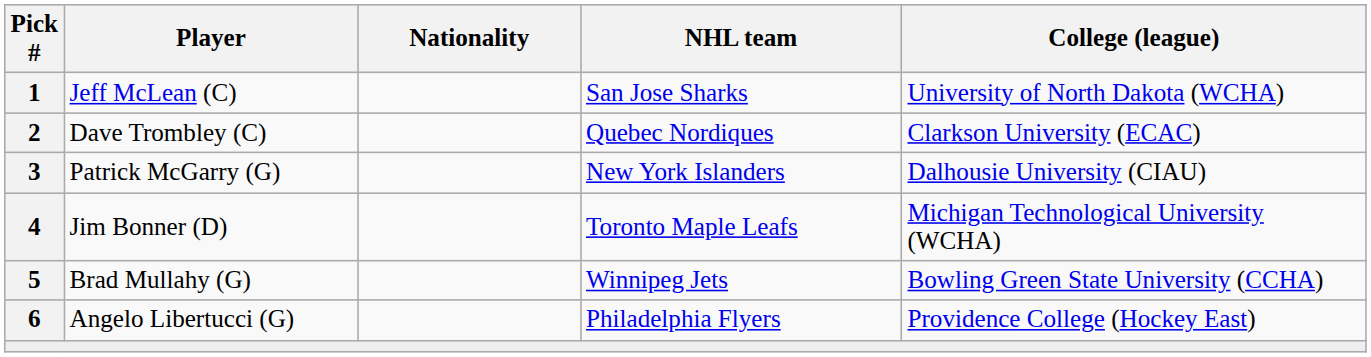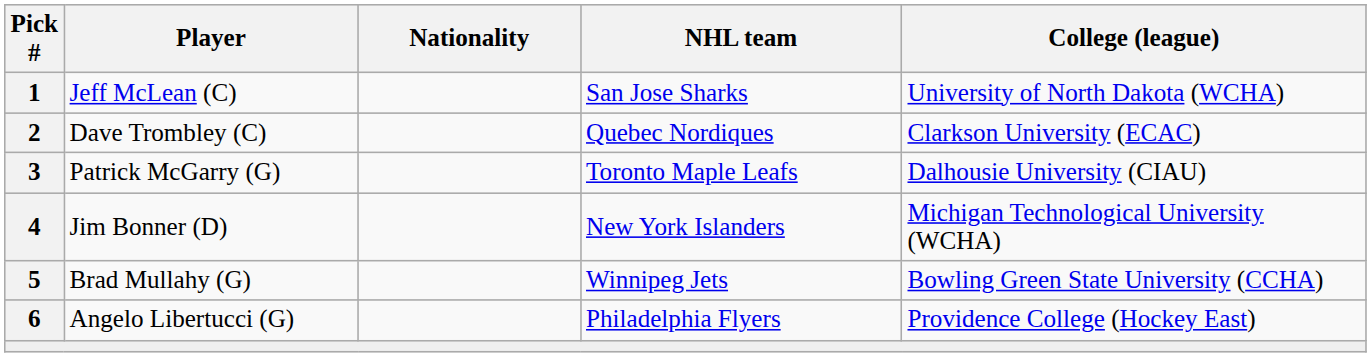(685, 172) New York Islanders -> (692, 172) Toronto Maple Leafs
(692, 226) Toronto Maple Leafs -> (685, 226) New York Islanders
